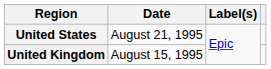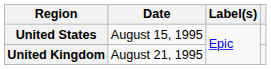(157, 34) August 21, 1995 -> (157, 34) August 15, 1995
(157, 54) August 15, 1995 -> (157, 54) August 21, 1995
